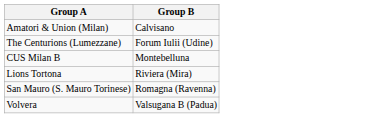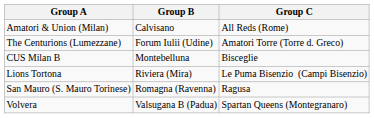+ column: (294, 12)
